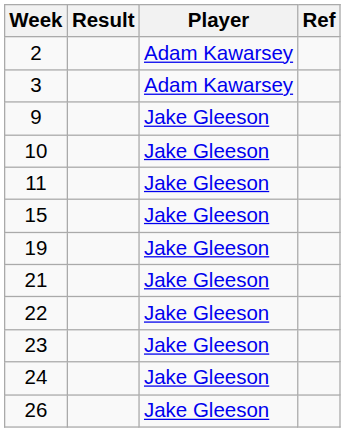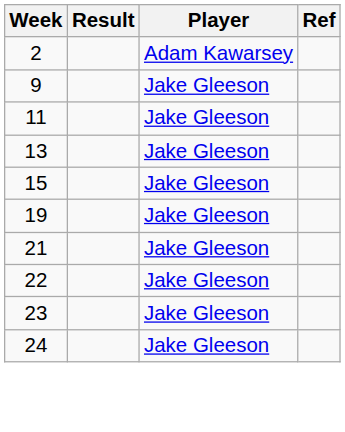- row: (36, 85)
- row: (36, 150)
+ row: (36, 150)
- row: (36, 410)
